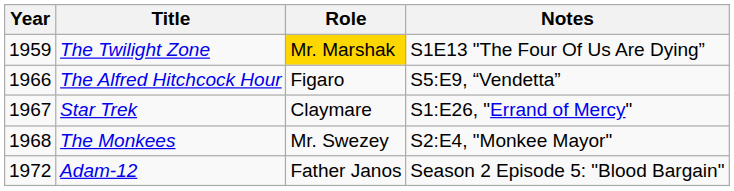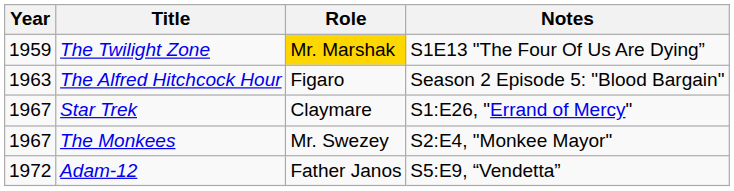(30, 79) 1966 -> (30, 79) 1963
(485, 79) S5:E9, “Vendetta” -> (567, 79) Season 2 Episode 5: "Blood Bargain"
(30, 140) 1968 -> (30, 140) 1967
(567, 170) Season 2 Episode 5: "Blood Bargain" -> (485, 170) S5:E9, “Vendetta”
